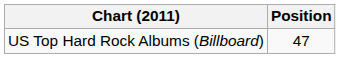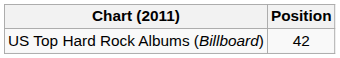(301, 41) 47 -> (301, 41) 42
